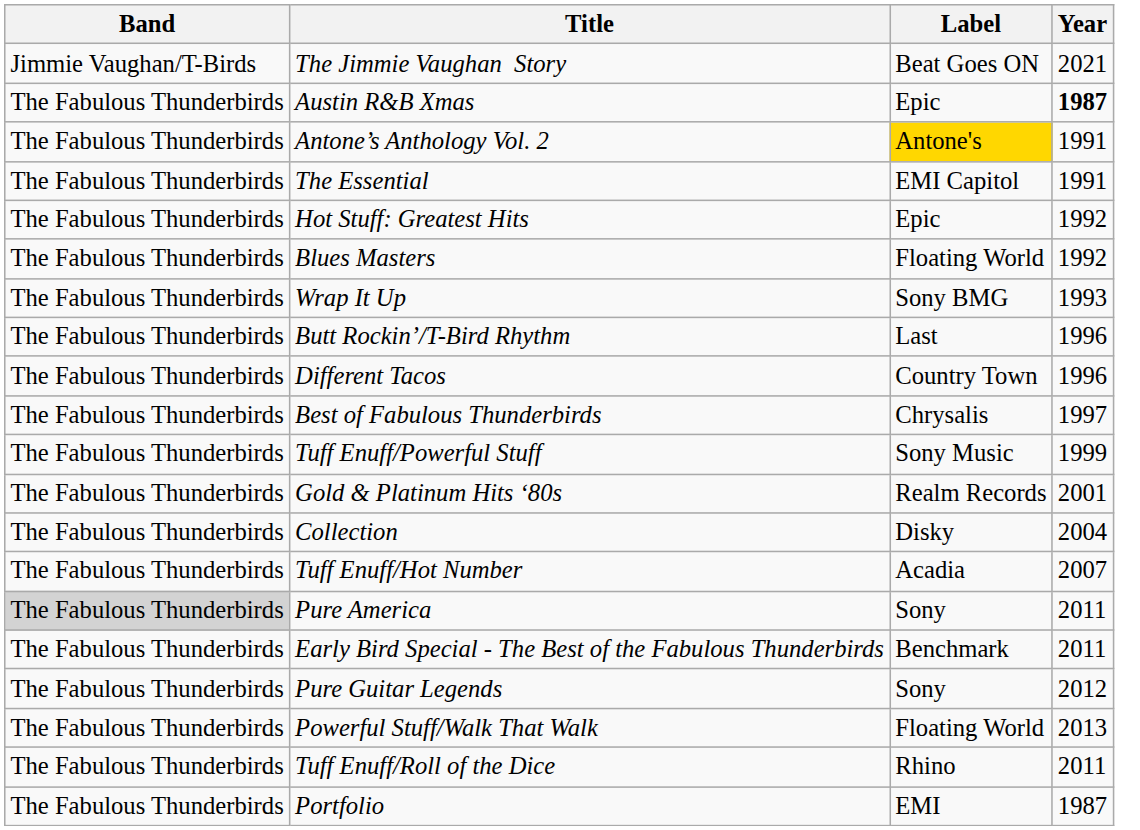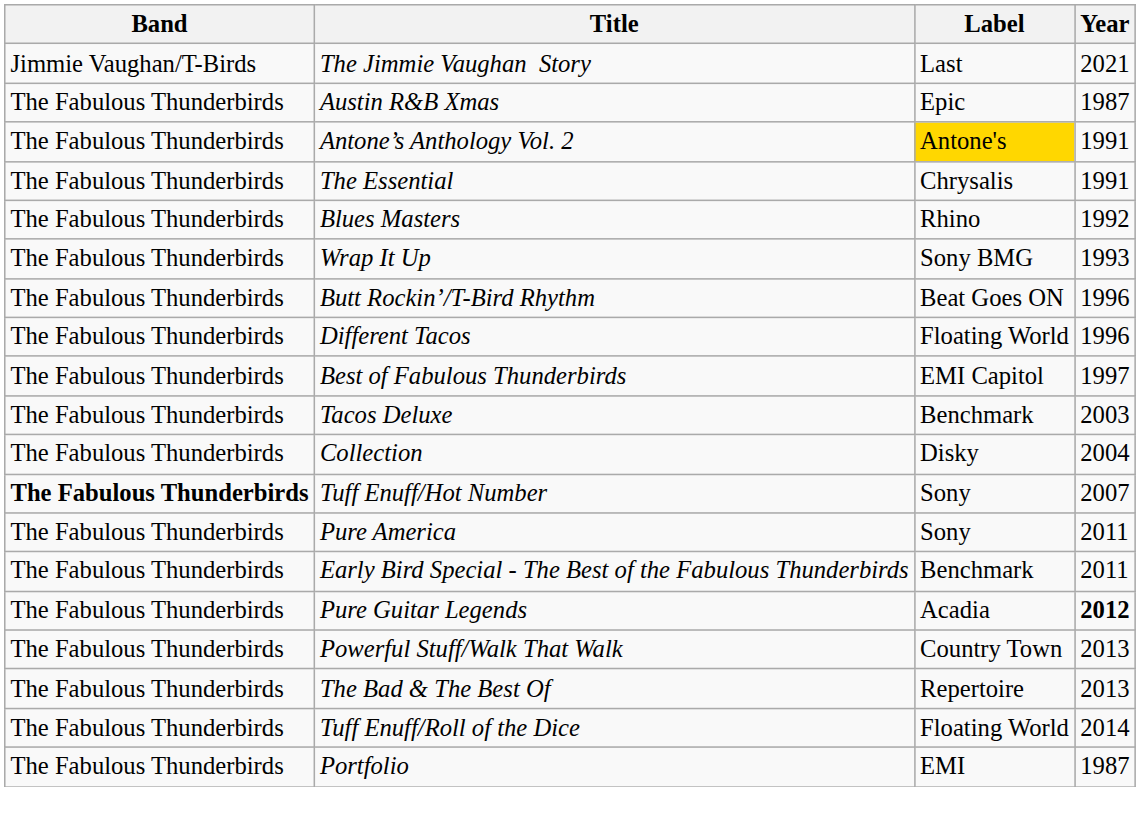(967, 63) Beat Goes ON -> (941, 63) Last
(1083, 102) bold -> (1105, 102) normal
(957, 180) EMI Capitol -> (967, 180) Chrysalis
- row: (412, 219)
(970, 258) Floating World -> (950, 219) Rhino
(916, 336) Last -> (992, 297) Beat Goes ON
(966, 375) Country Town -> (994, 336) Floating World
(942, 414) Chrysalis -> (982, 375) EMI Capitol
- row: (418, 453)
- row: (429, 492)
+ row: (386, 414)
(147, 571) normal -> (159, 492) bold
(930, 571) Acadia -> (945, 492) Sony
(147, 610) lightgrey background -> (147, 532) no background
(921, 688) Sony -> (955, 610) Acadia
(1083, 688) normal -> (1105, 610) bold
(970, 727) Floating World -> (991, 649) Country Town
+ row: (435, 688)
(925, 766) Rhino -> (994, 727) Floating World
(1082, 766) 2011 -> (1105, 727) 2014
